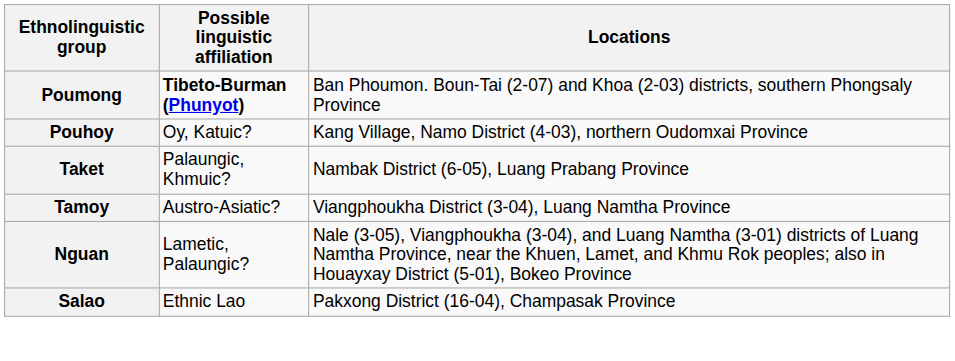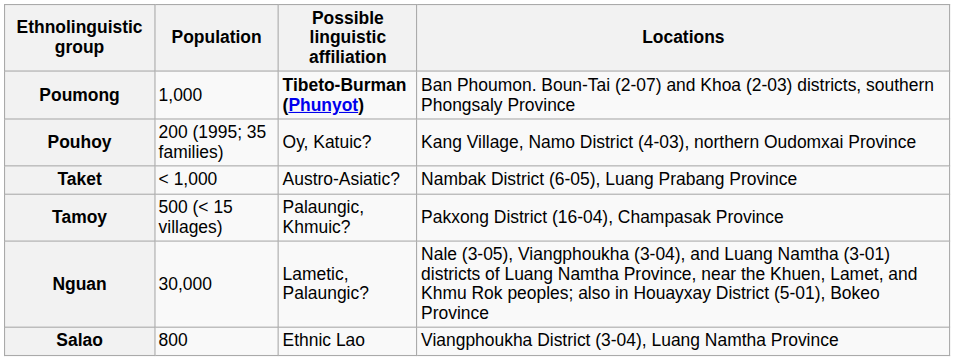+ column: (217, 37)
(204, 169) Palaungic, Khmuic? -> (341, 179) Austro-Asiatic?
(221, 207) Austro-Asiatic? -> (323, 217) Palaungic, Khmuic?
(522, 207) Viangphoukha District (3-04), Luang Namtha Province -> (602, 217) Pakxong District (16-04), Champasak Province
(494, 302) Pakxong District (16-04), Champasak Province -> (630, 341) Viangphoukha District (3-04), Luang Namtha Province
